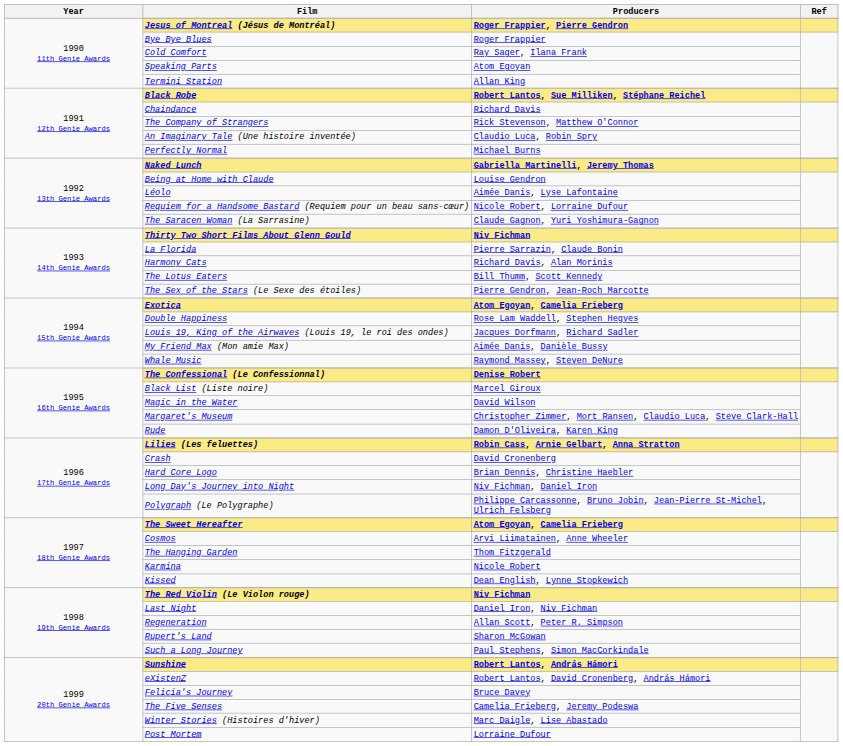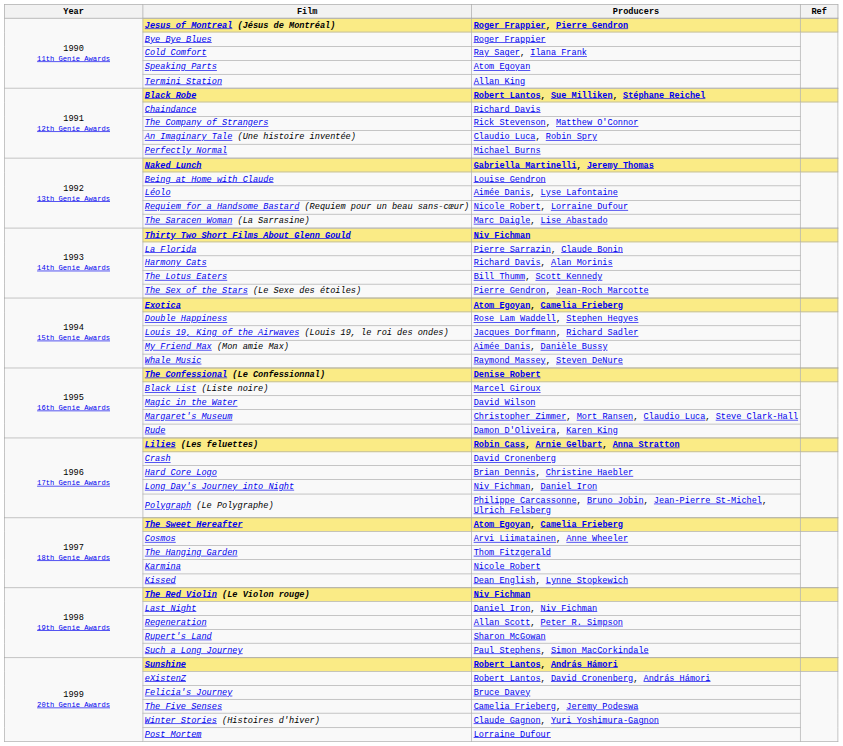(566, 221) Claude Gagnon, Yuri Yoshimura-Gagnon -> (541, 221) Marc Daigle, Lise Abastado
(541, 720) Marc Daigle, Lise Abastado -> (566, 720) Claude Gagnon, Yuri Yoshimura-Gagnon
